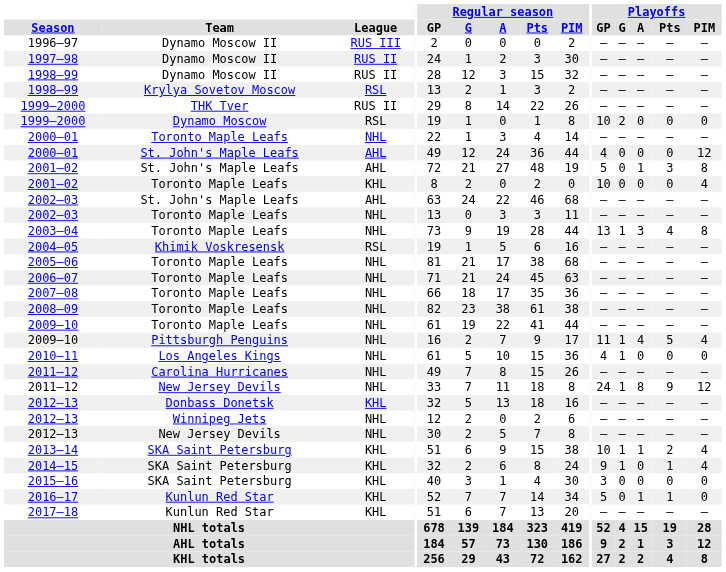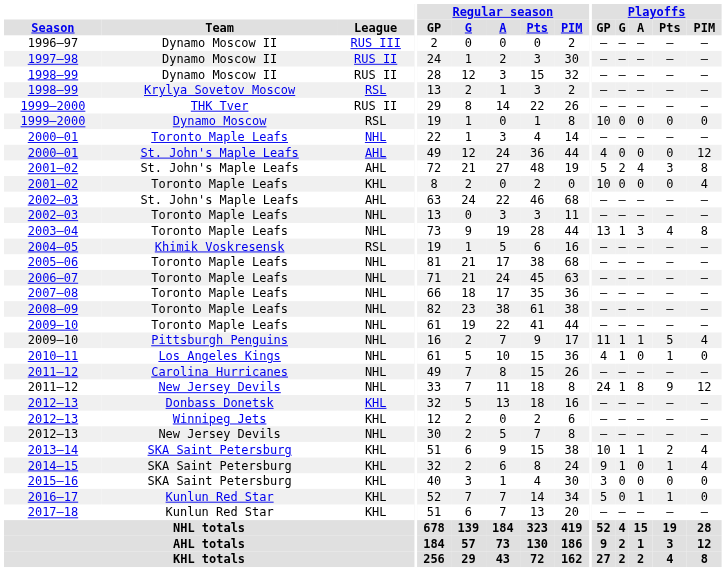(622, 121) 2 -> (622, 121) 0
(622, 168) 0 -> (622, 168) 2
(641, 168) 1 -> (641, 168) 4
(641, 340) 4 -> (641, 340) 1
(670, 356) 0 -> (670, 356) 1
(376, 418) NHL -> (376, 418) KHL
